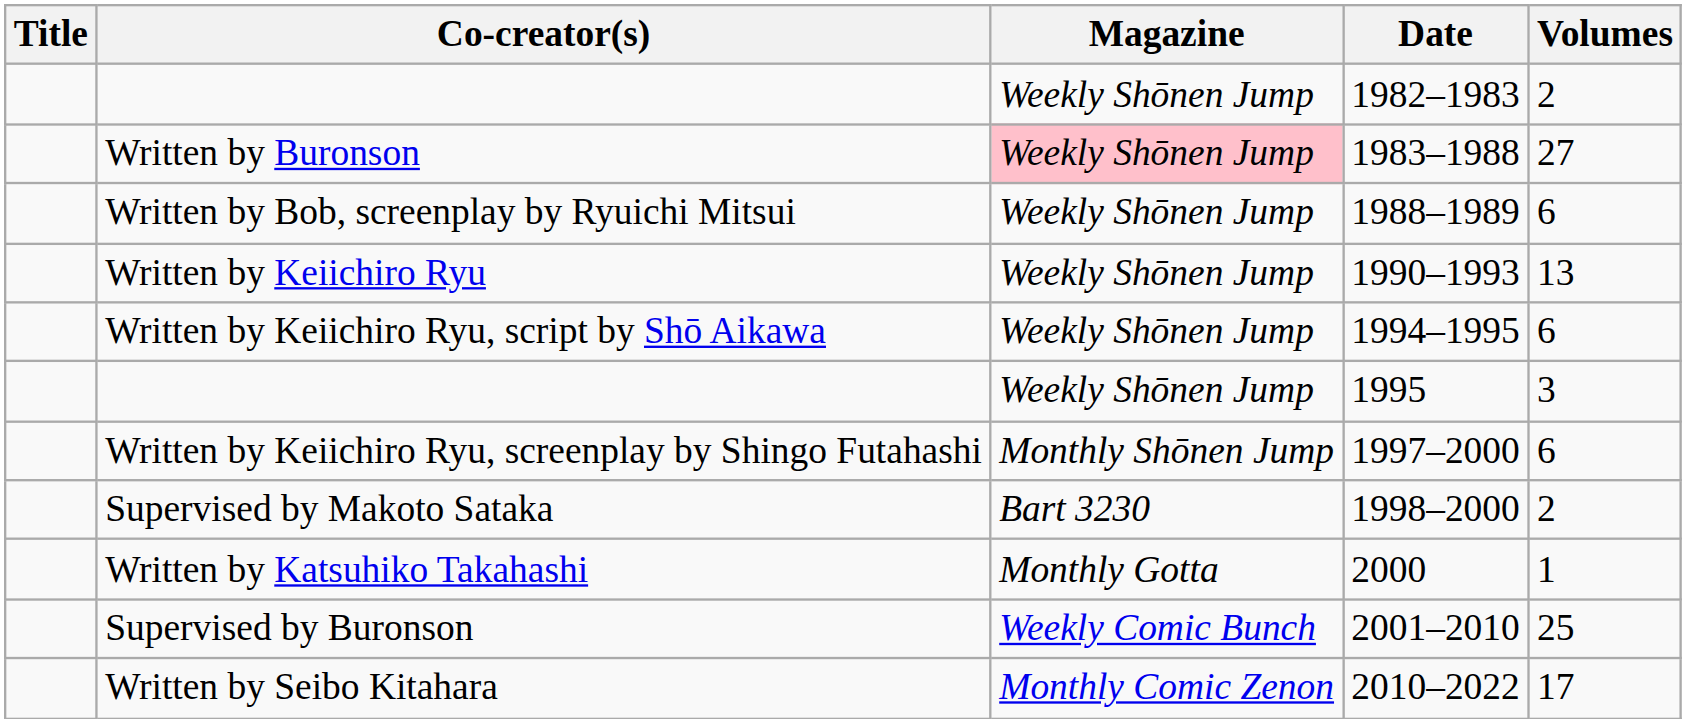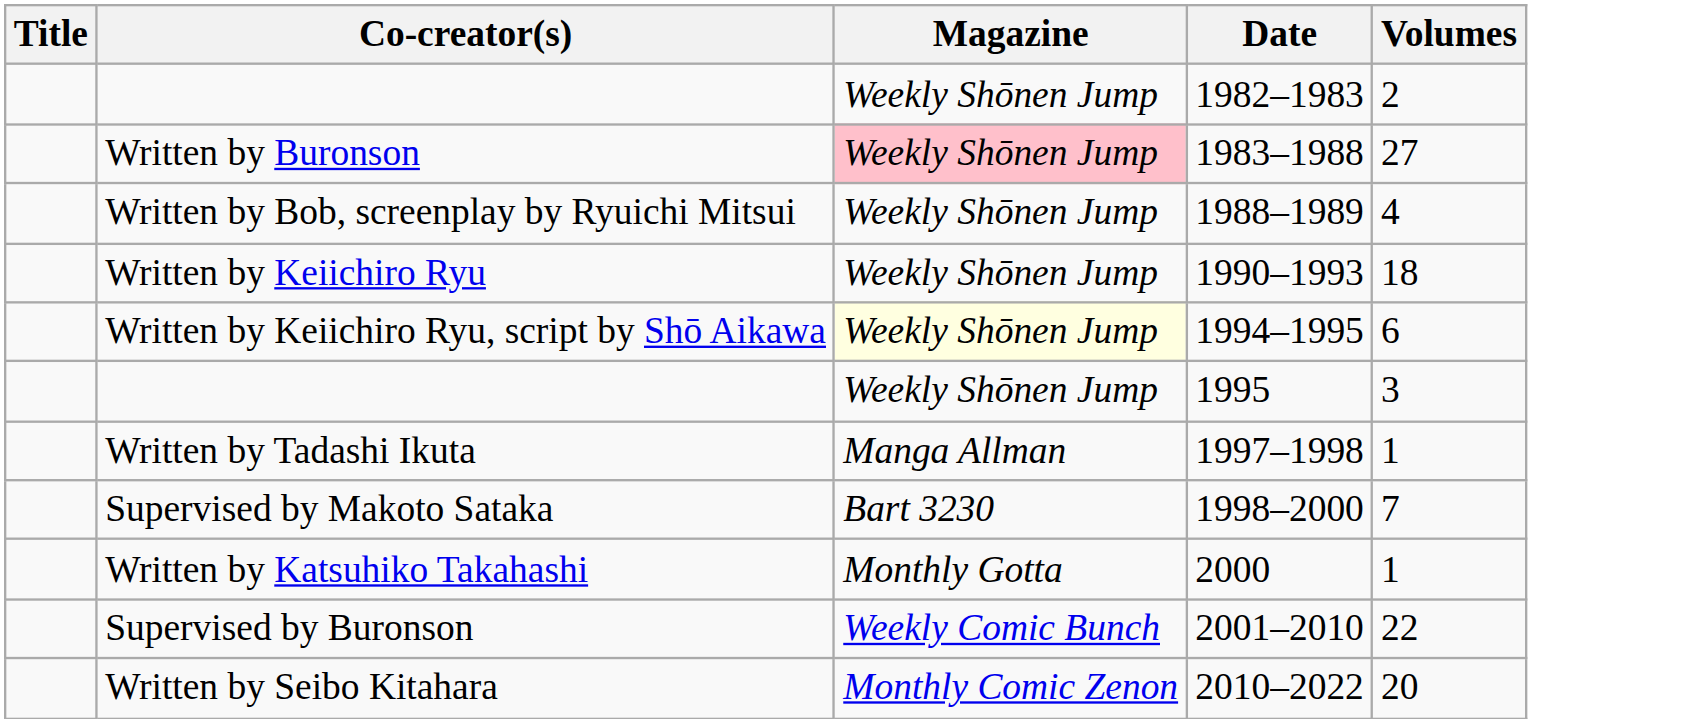(1546, 212) 6 -> (1390, 212) 4
(1556, 271) 13 -> (1400, 271) 18
(1157, 331) no background -> (1001, 331) lightyellow background
- row: (544, 449)
+ row: (291, 449)
(1546, 509) 2 -> (1390, 509) 7
(1556, 627) 25 -> (1400, 627) 22
(1556, 687) 17 -> (1400, 687) 20
